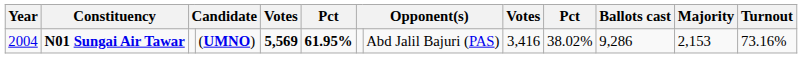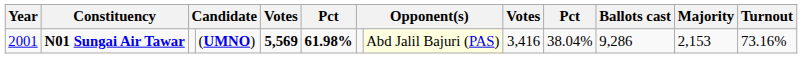(23, 40) 2004 -> (23, 40) 2001
(329, 40) 61.95% -> (329, 40) 61.98%
(433, 40) no background -> (433, 40) lightyellow background
(570, 40) 38.02% -> (570, 40) 38.04%
